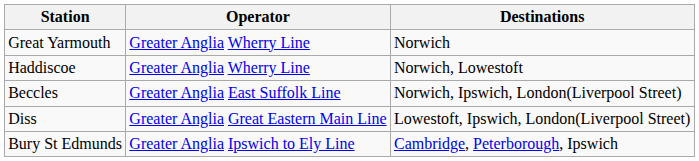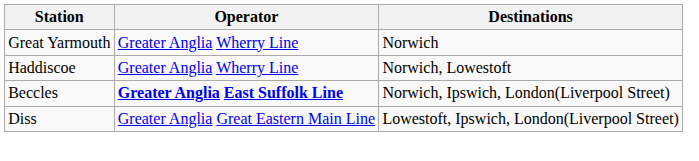(235, 93) normal -> (230, 93) bold
- row: (65, 144)
